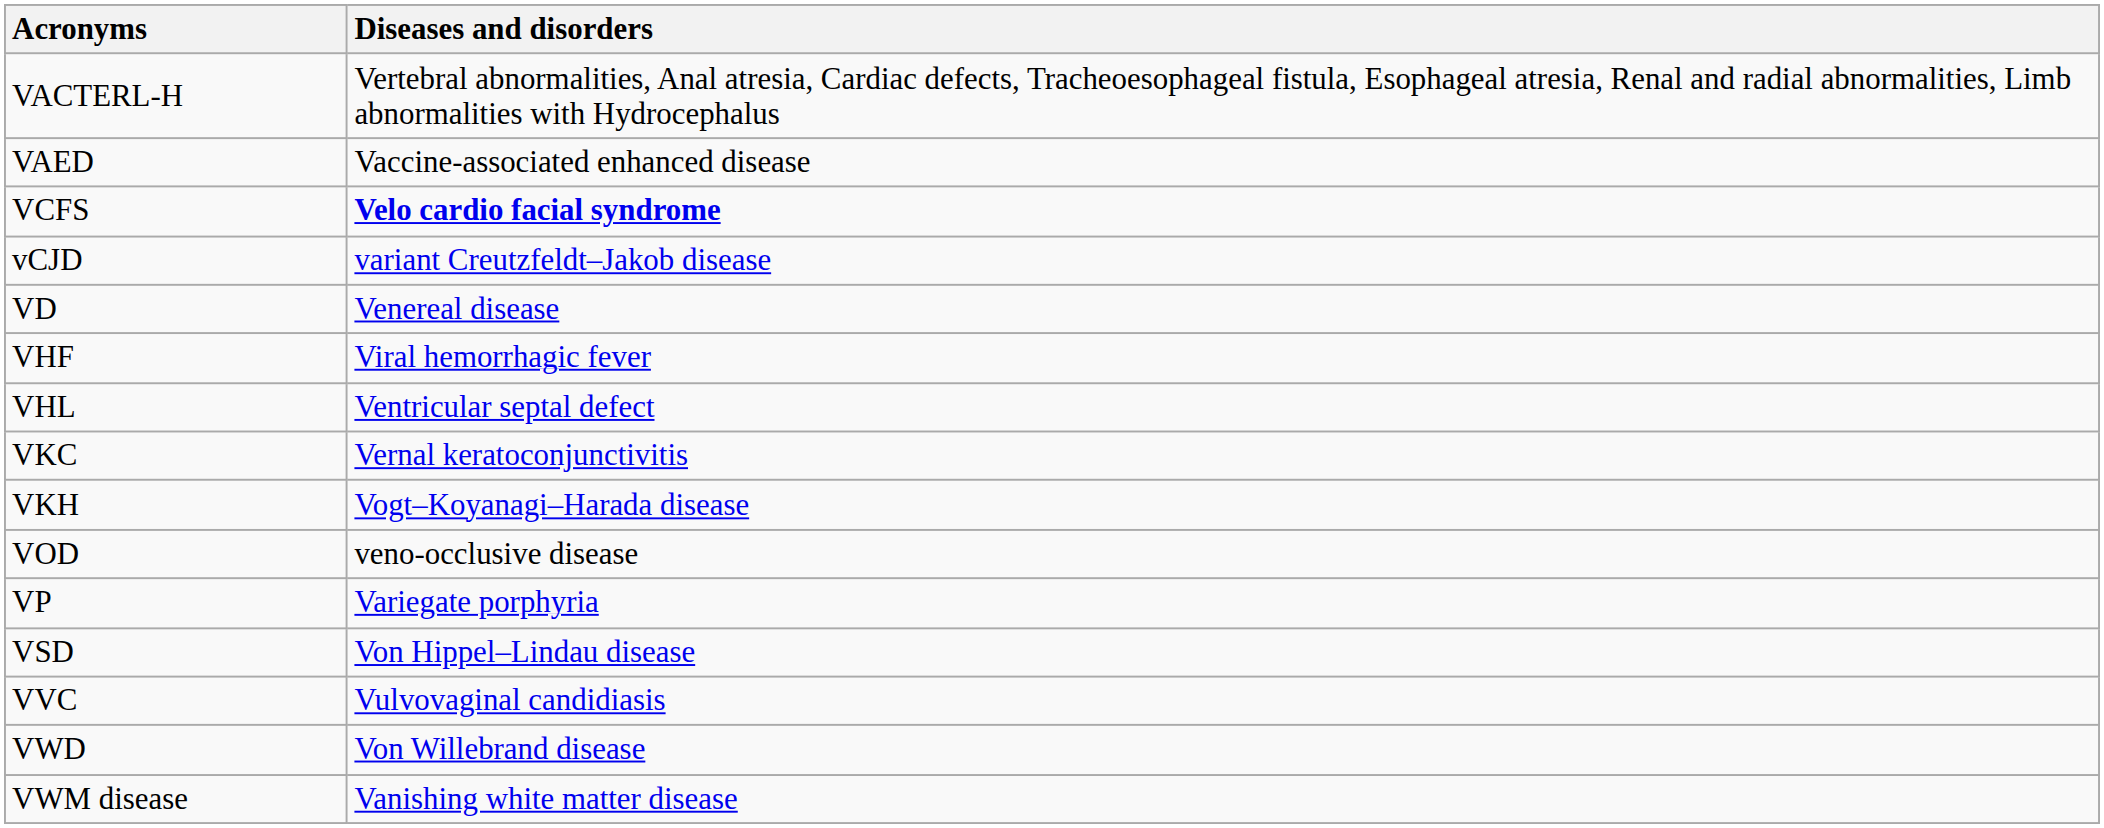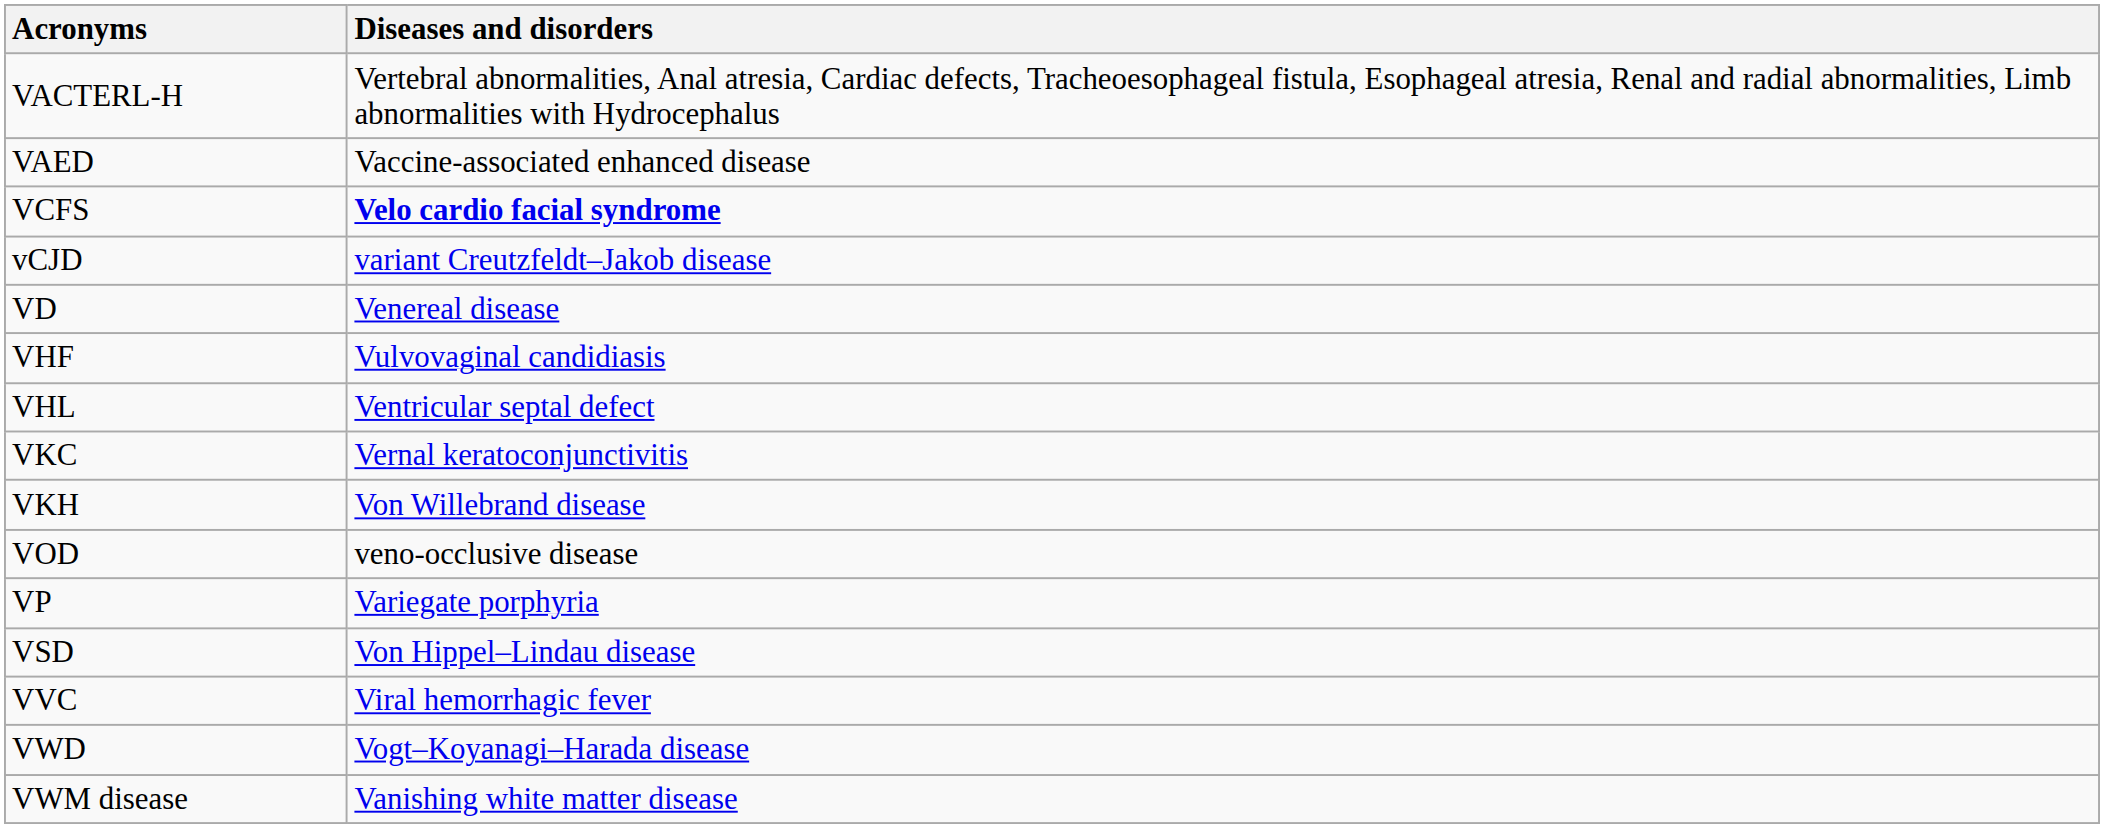(503, 357) Viral hemorrhagic fever -> (510, 357) Vulvovaginal candidiasis
(552, 504) Vogt–Koyanagi–Harada disease -> (500, 504) Von Willebrand disease
(510, 700) Vulvovaginal candidiasis -> (503, 700) Viral hemorrhagic fever
(500, 749) Von Willebrand disease -> (552, 749) Vogt–Koyanagi–Harada disease
